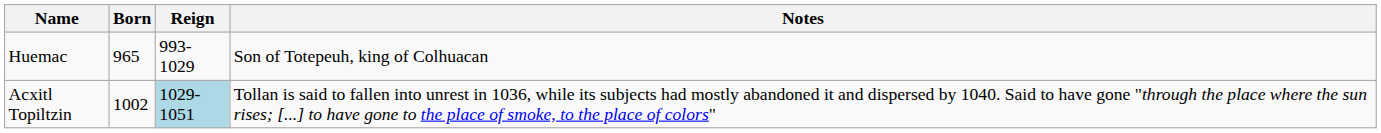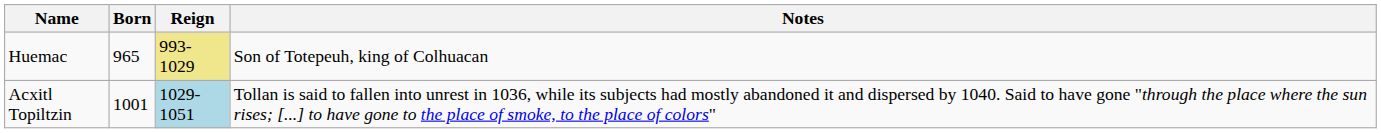(177, 56) no background -> (177, 56) khaki background
(131, 103) 1002 -> (131, 103) 1001
